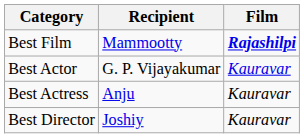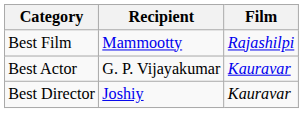(262, 42) bold -> (261, 42) normal
- row: (48, 94)
